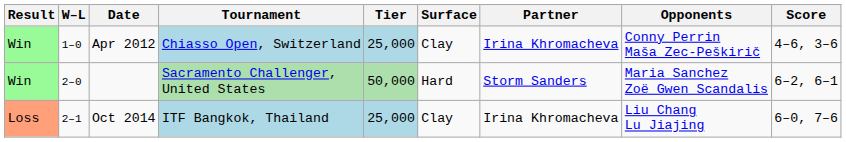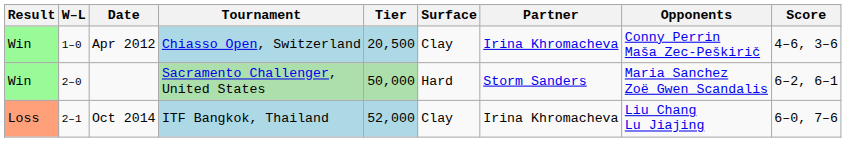(391, 45) 25,000 -> (391, 45) 20,500
(391, 118) 25,000 -> (391, 118) 52,000
